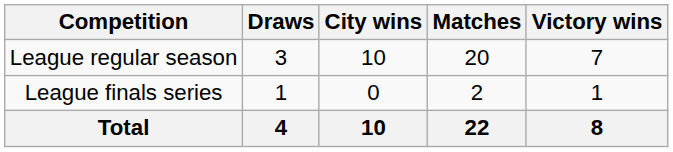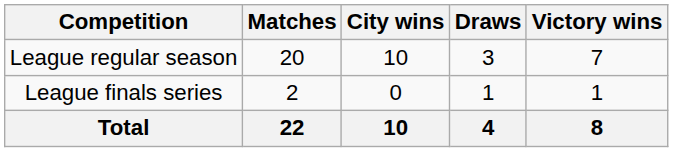columns swapped: (477, 22) <-> (281, 22)
